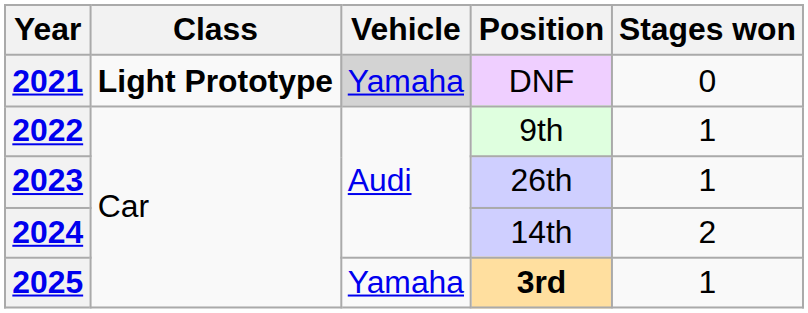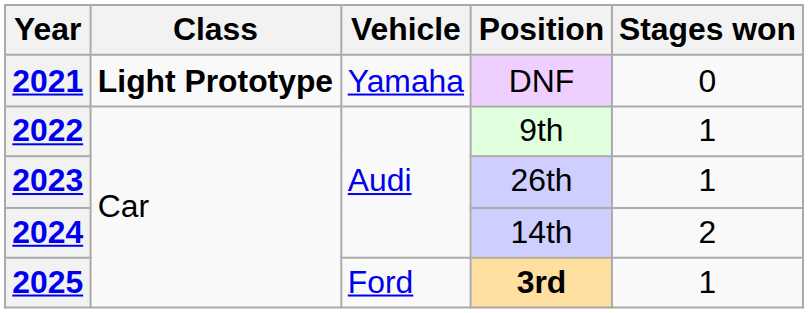(406, 80) lightgrey background -> (406, 80) no background
(406, 282) Yamaha -> (381, 282) Ford
